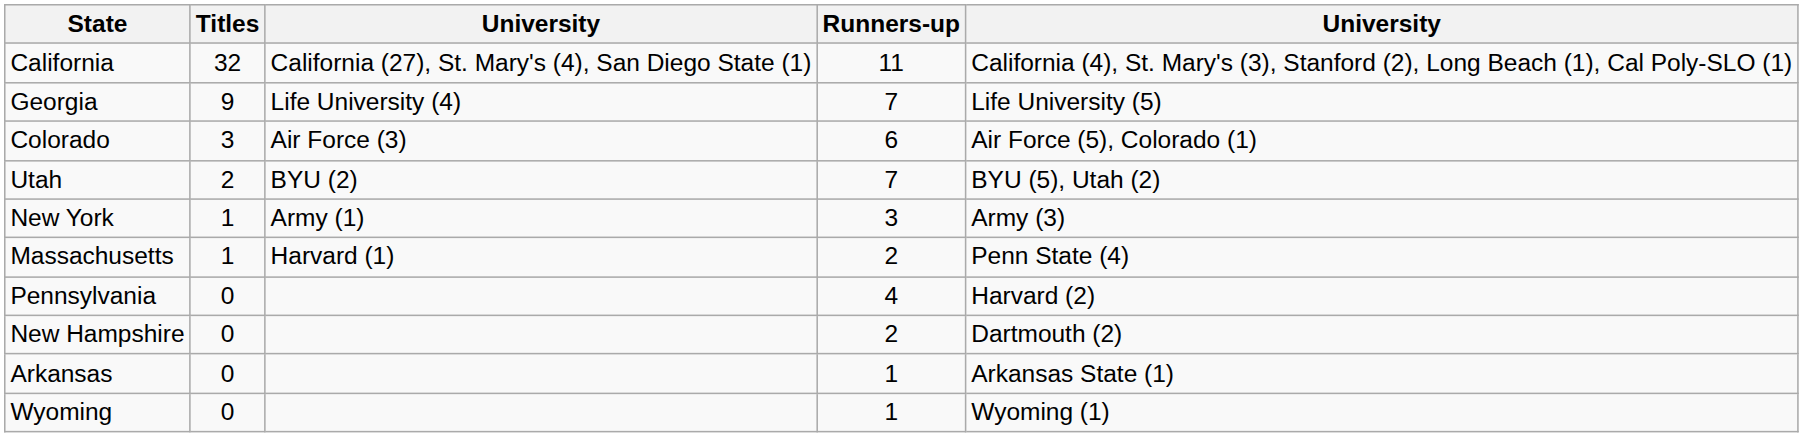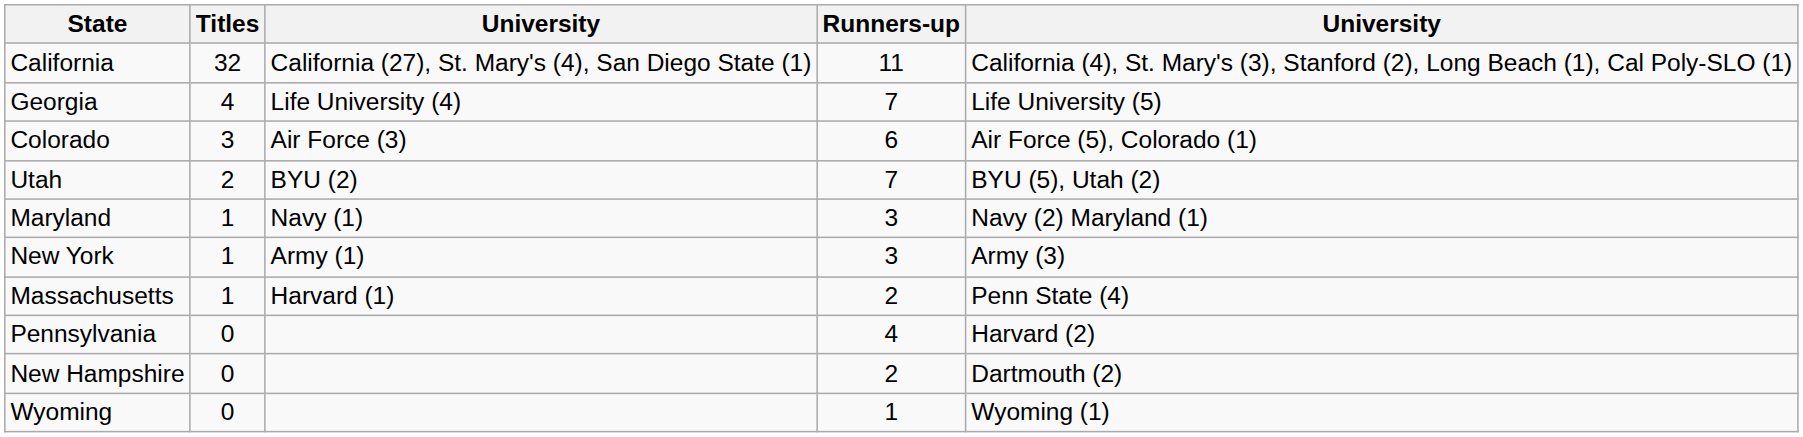(228, 101) 9 -> (228, 101) 4
+ row: (61, 218)
- row: (61, 373)
